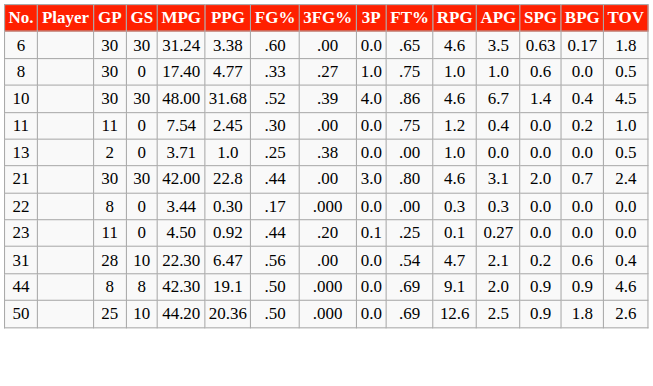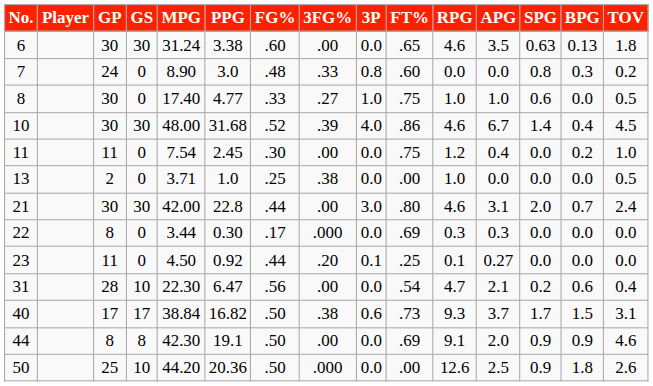(582, 44) 0.17 -> (582, 44) 0.13
+ row: (21, 71)
(410, 206) .00 -> (410, 233) .69
+ row: (21, 313)
(328, 286) .000 -> (328, 340) .00
(410, 313) .69 -> (410, 367) .00
